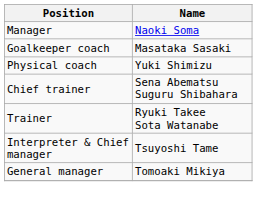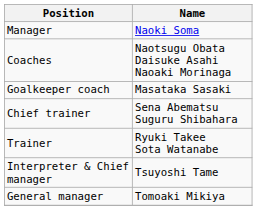+ row: (29, 60)
- row: (52, 65)
